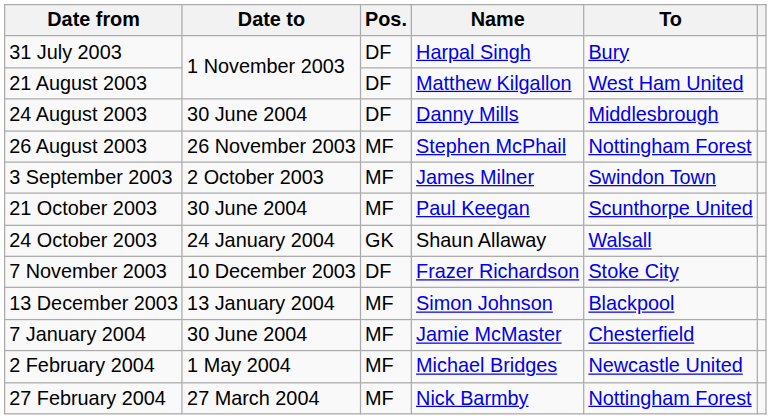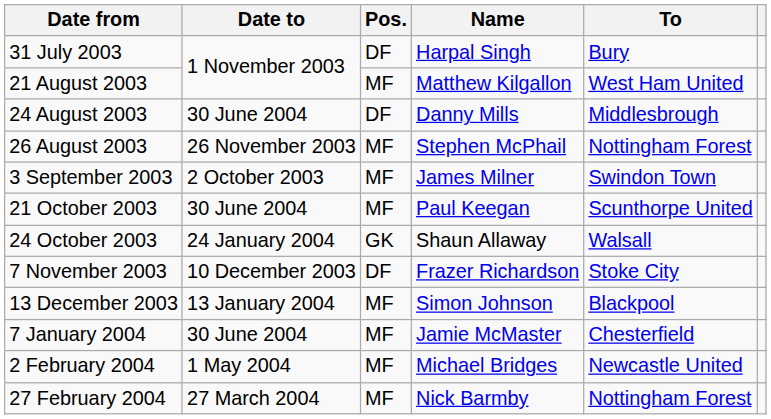(378, 83) DF -> (379, 83) MF
